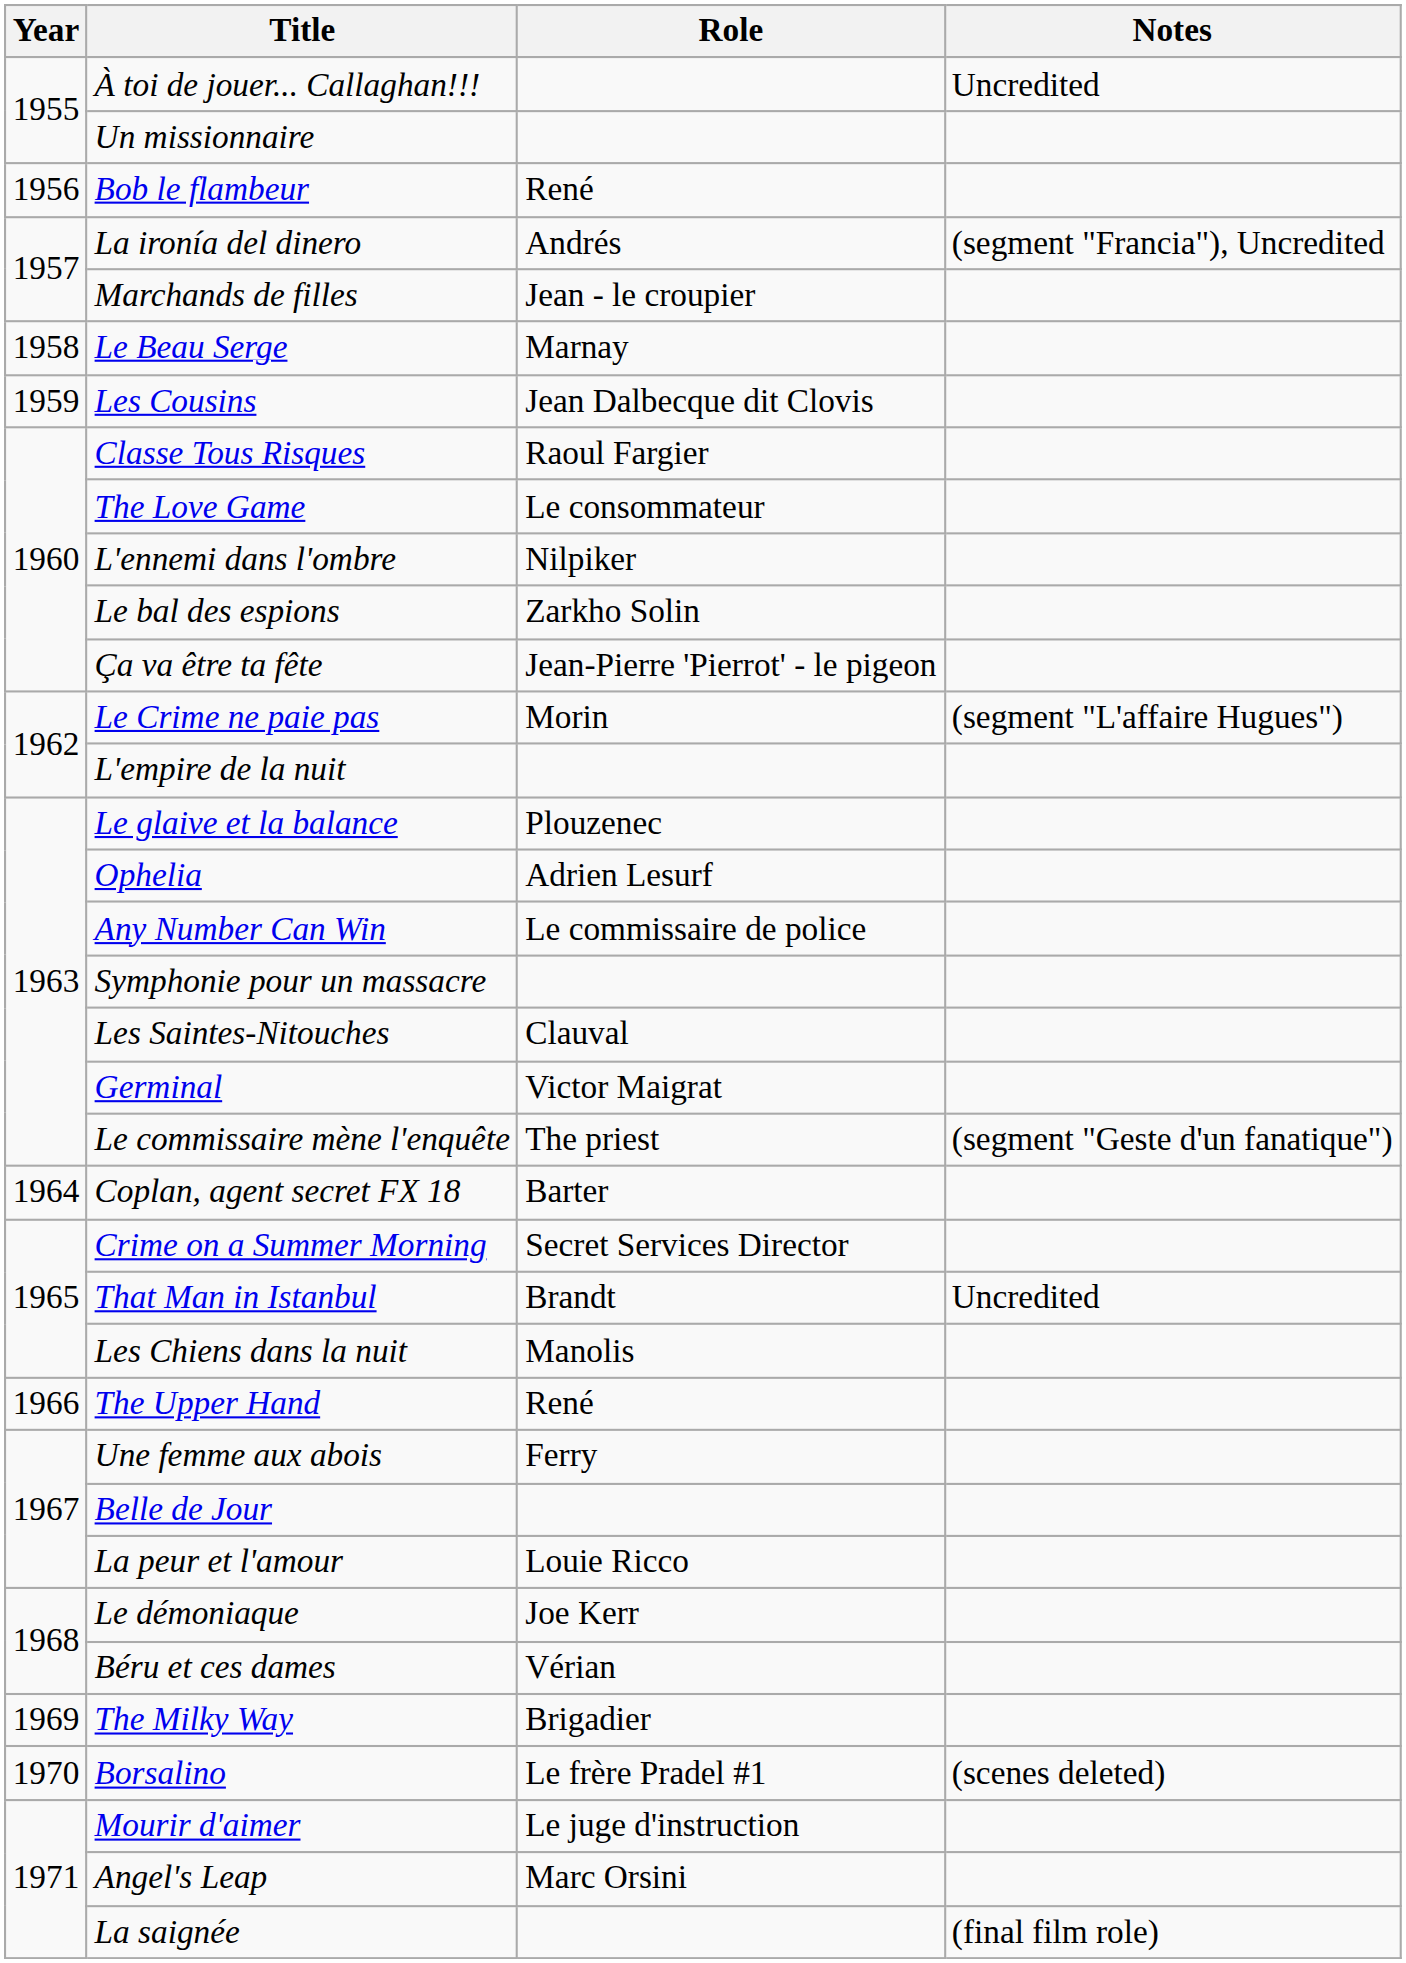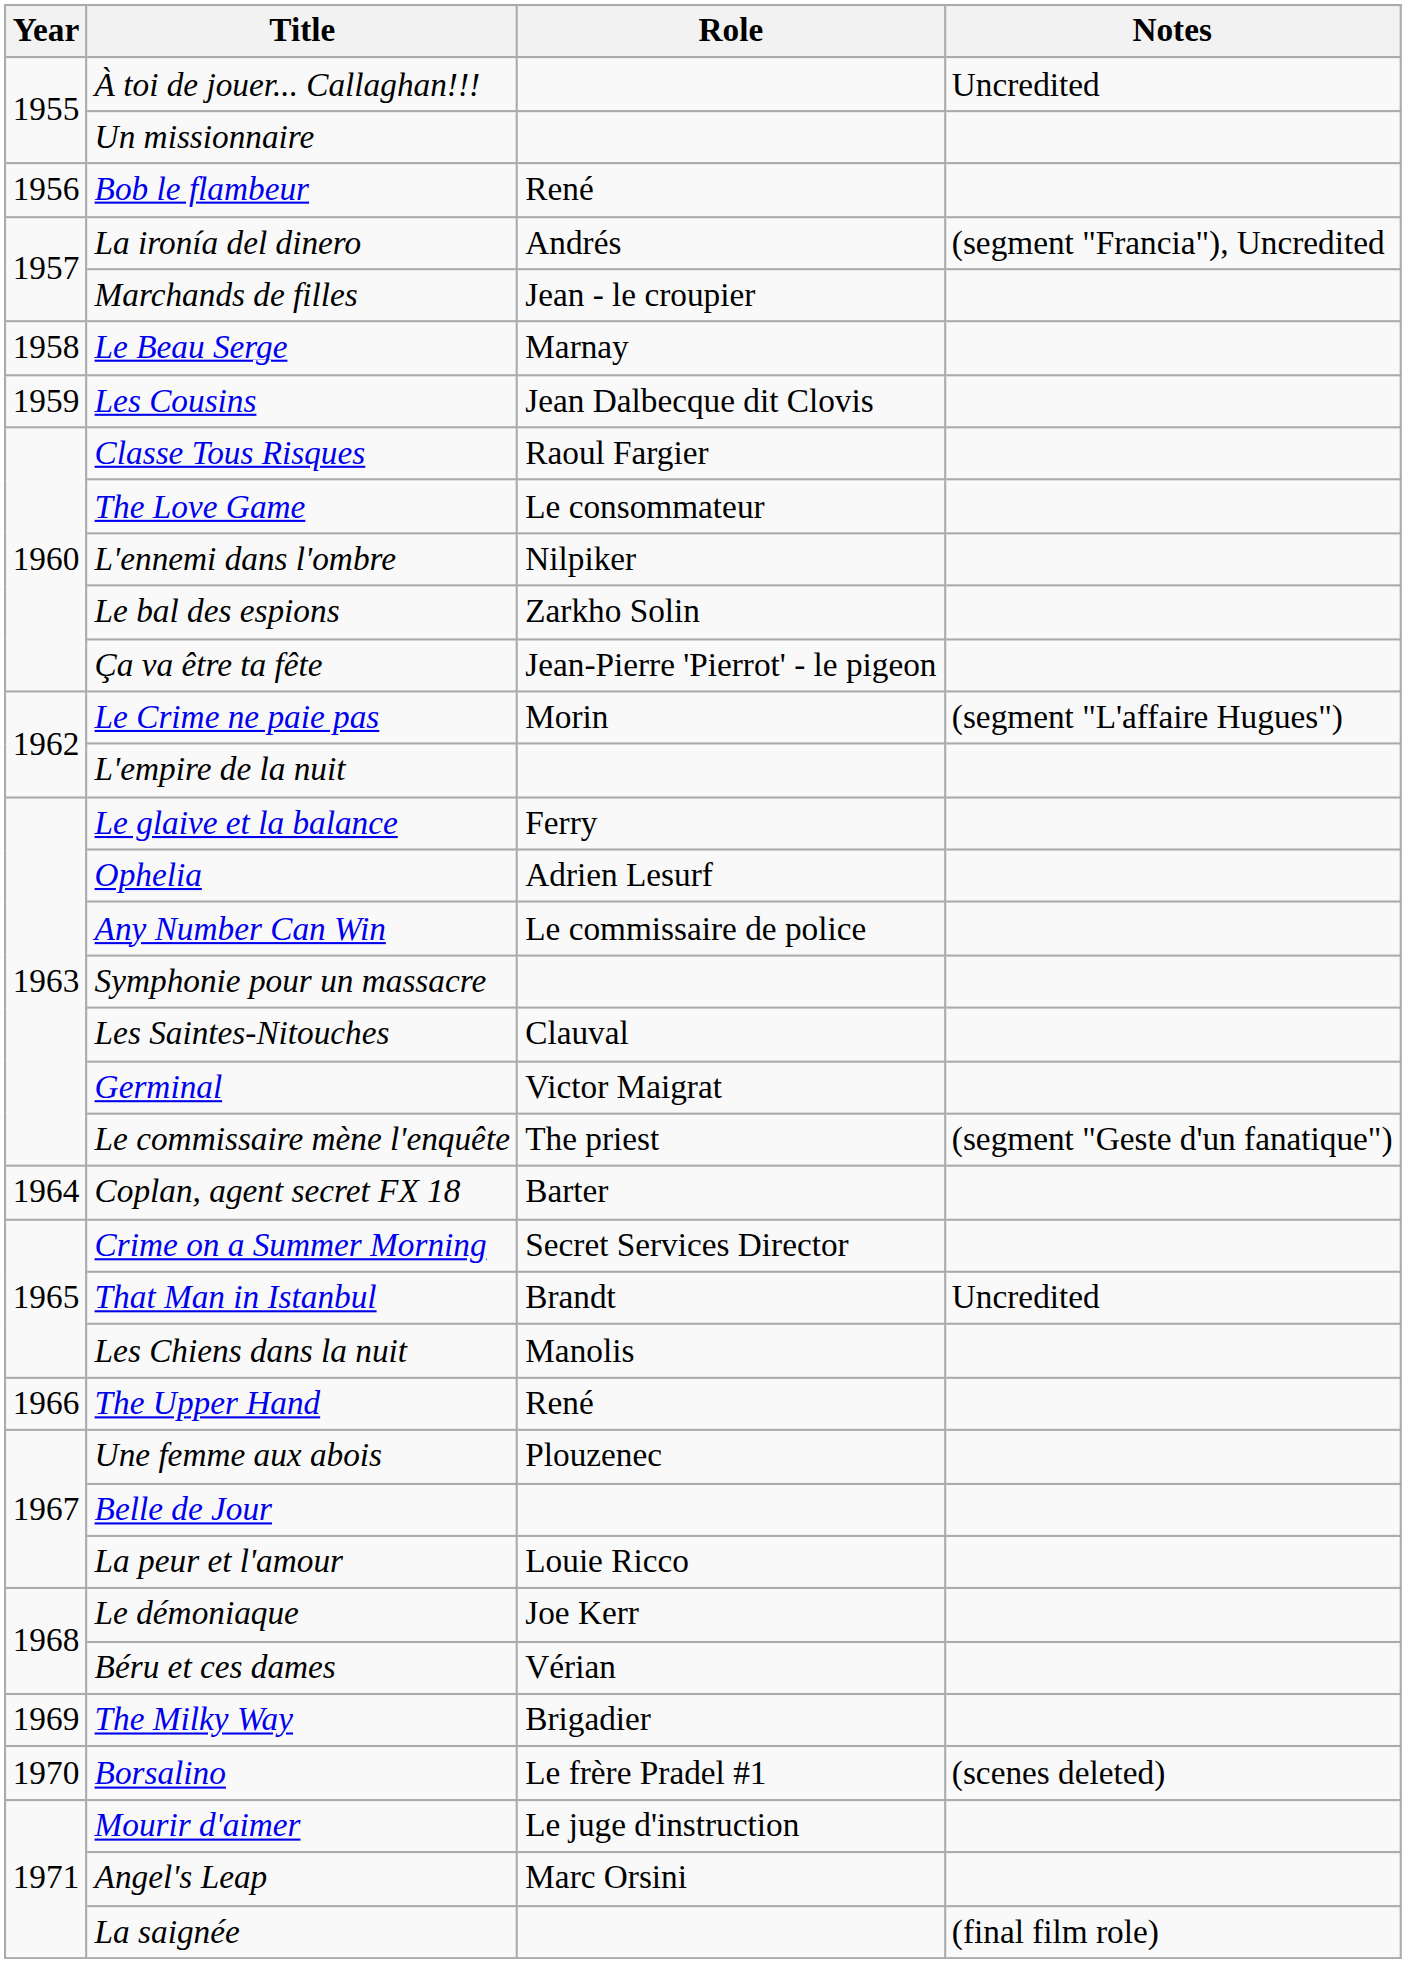(594, 822) Plouzenec -> (561, 822) Ferry
(561, 1455) Ferry -> (594, 1455) Plouzenec
